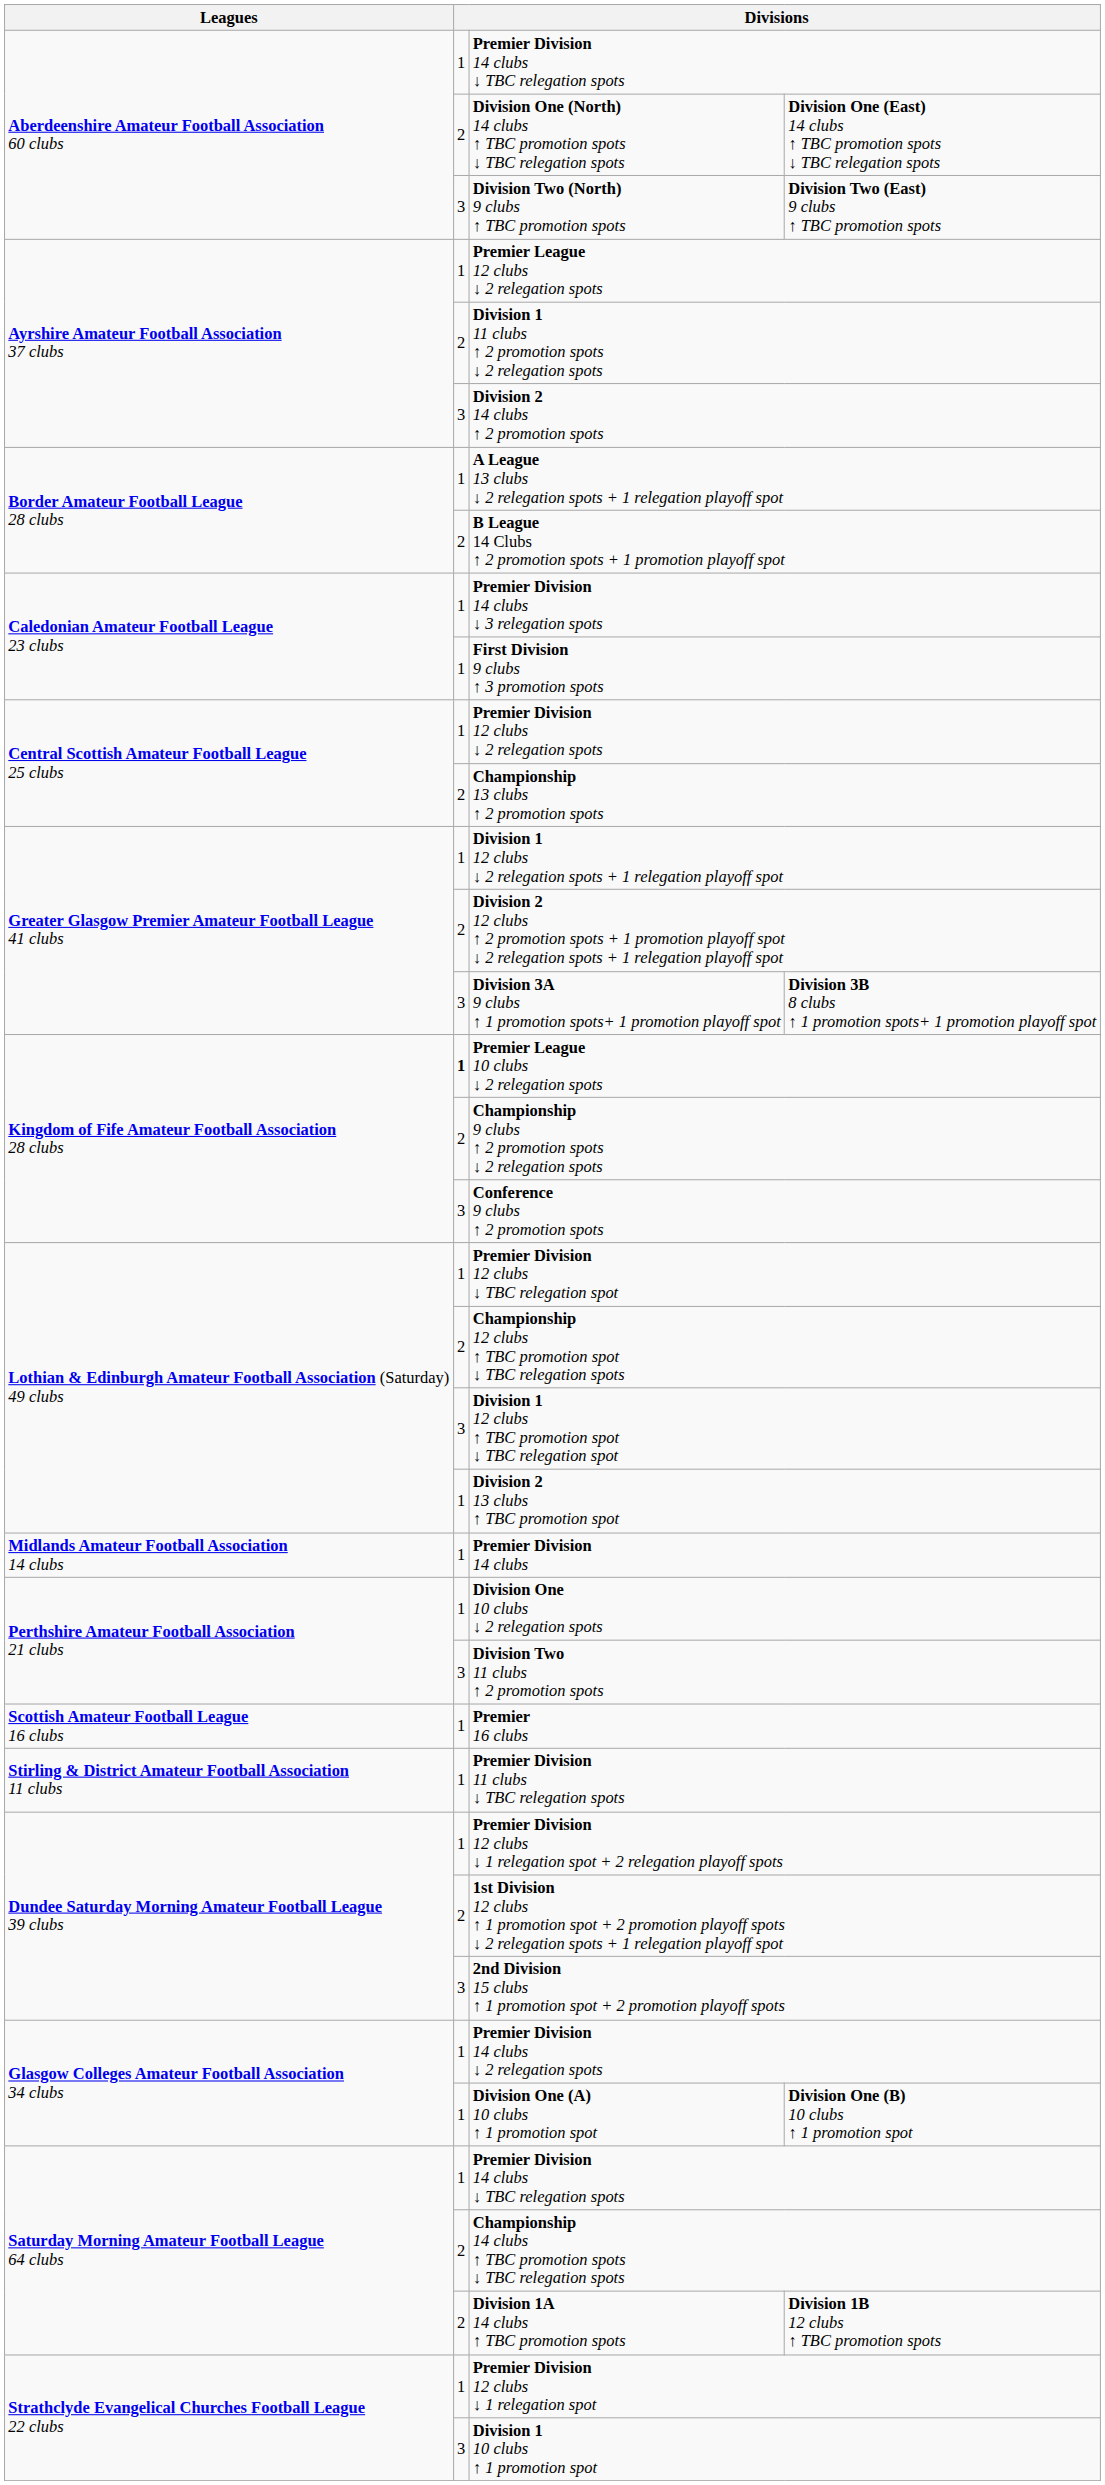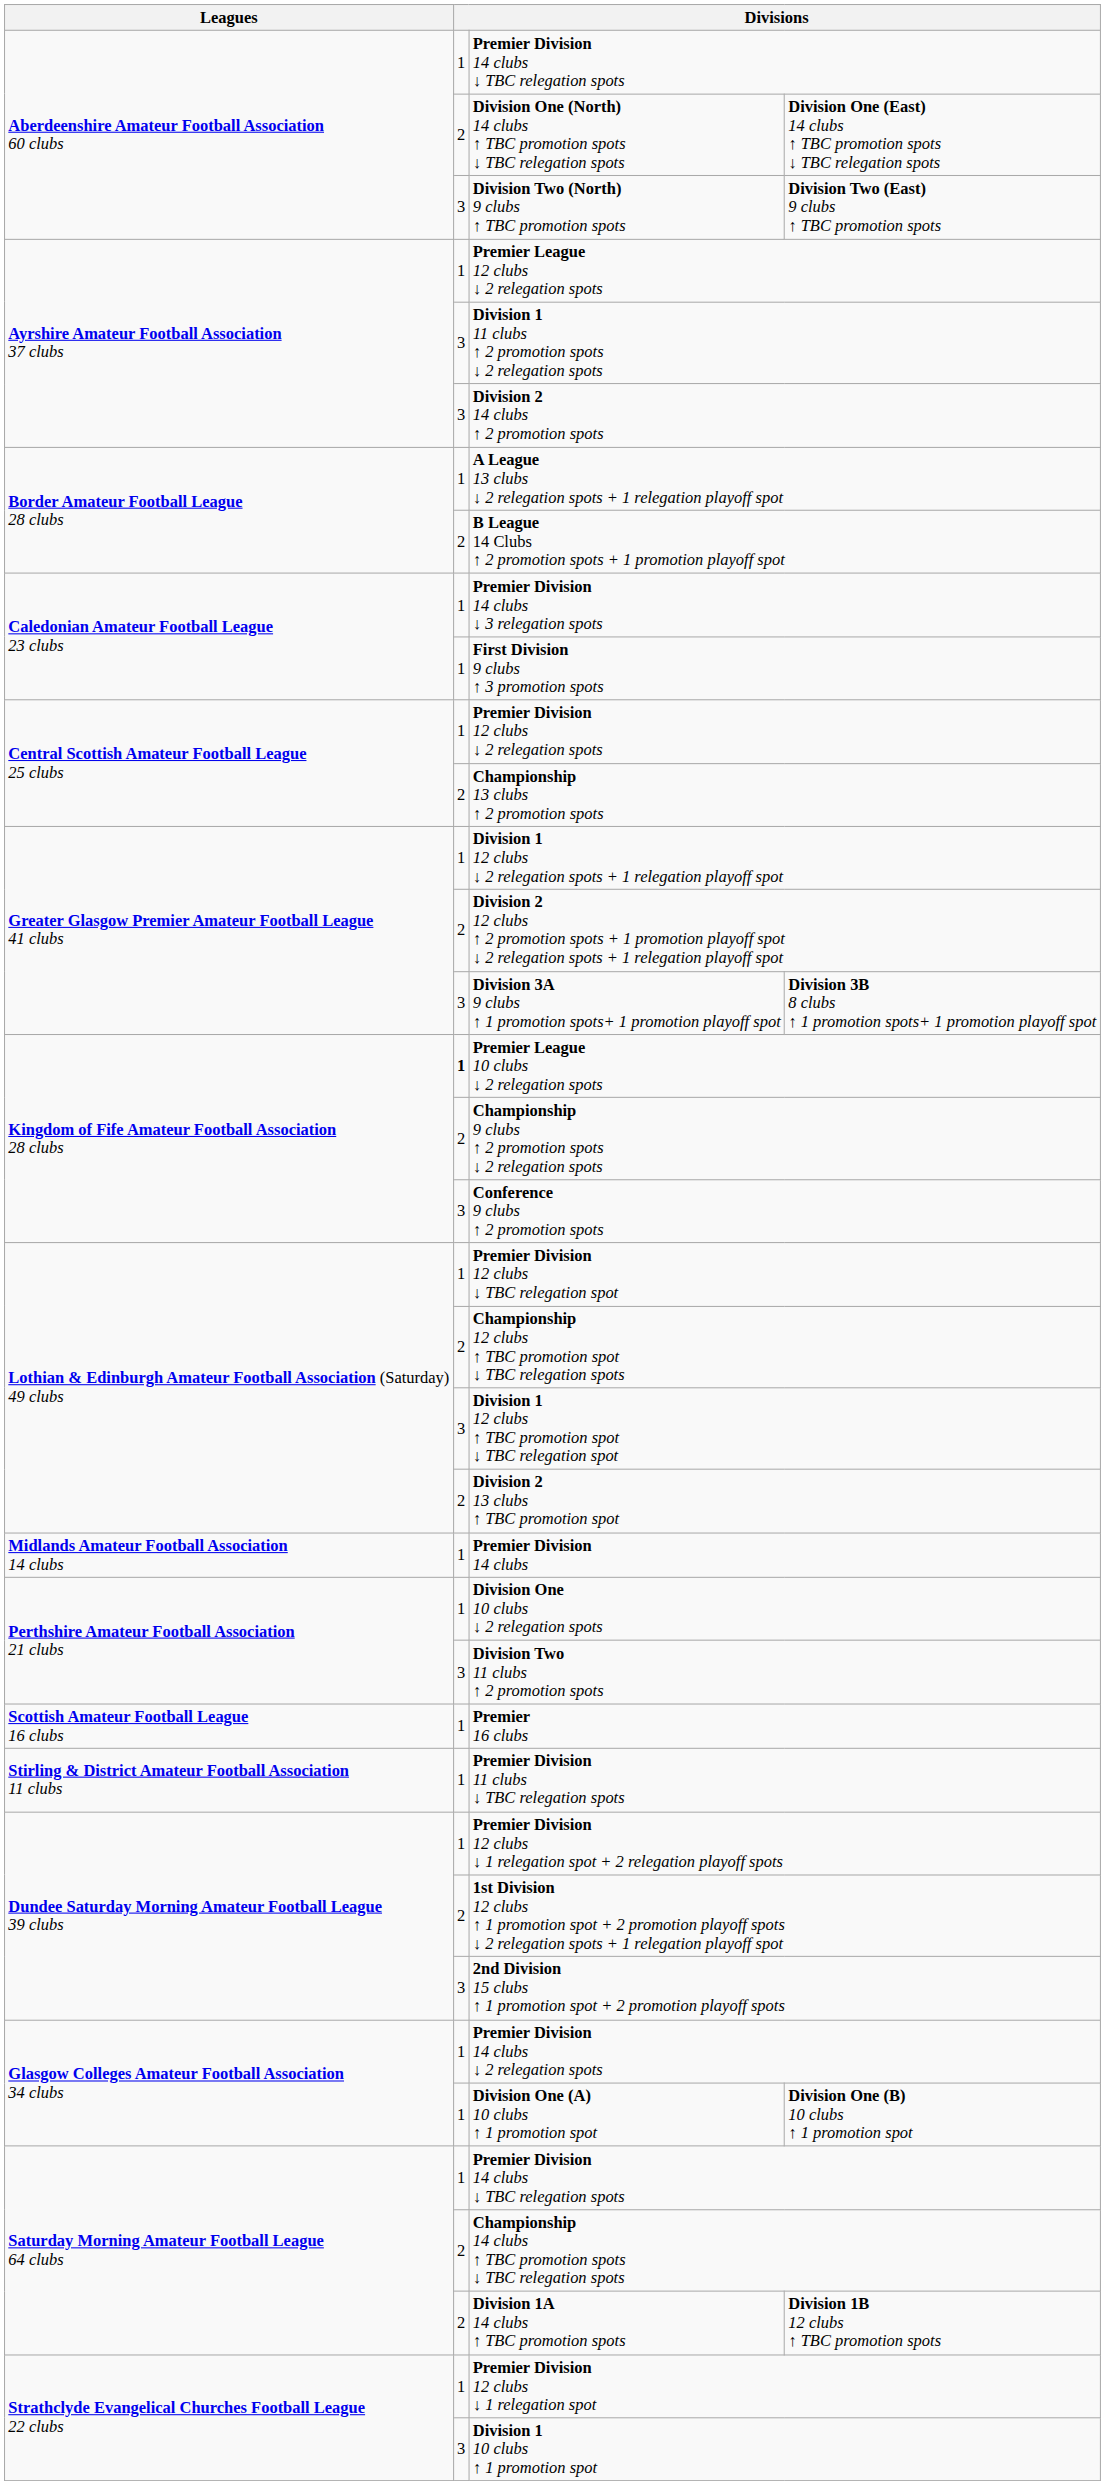(461, 342) 2 -> (461, 342) 3
(461, 1501) 1 -> (461, 1501) 2
